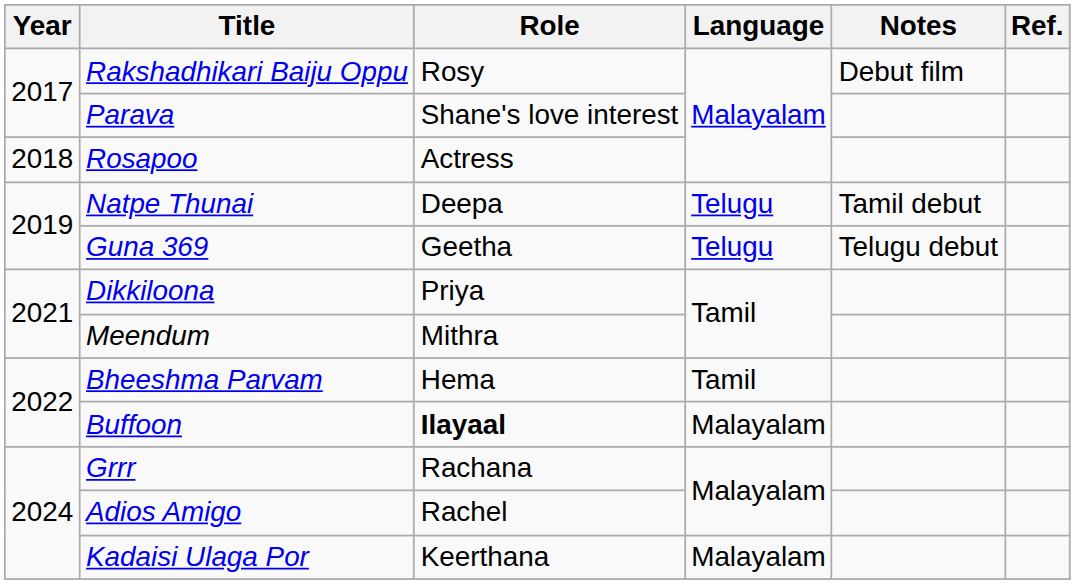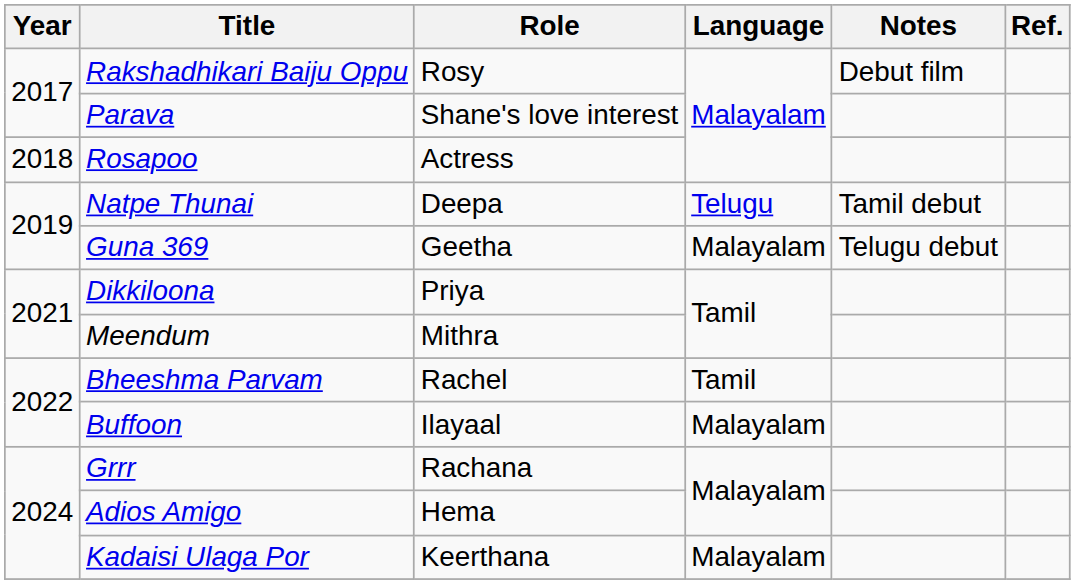(732, 247) Telugu -> (758, 247) Malayalam
(458, 379) Hema -> (464, 379) Rachel
(463, 423) bold -> (461, 423) normal
(464, 512) Rachel -> (458, 512) Hema
